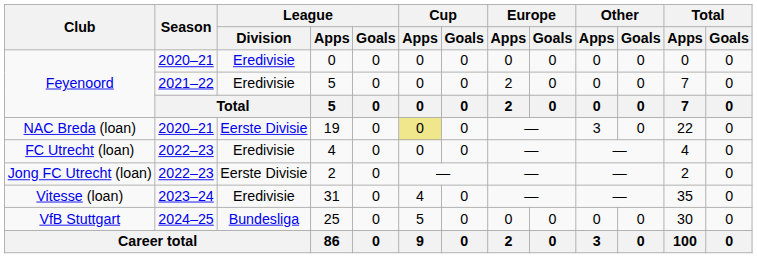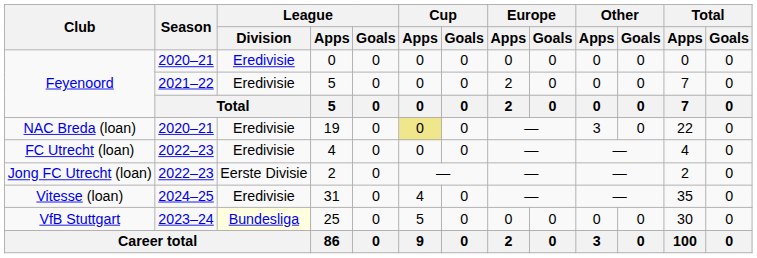(264, 128) Eerste Divisie -> (264, 128) Eredivisie
(186, 196) 2023–24 -> (186, 196) 2024–25
(186, 219) 2024–25 -> (186, 219) 2023–24
(264, 219) no background -> (264, 219) lightyellow background
